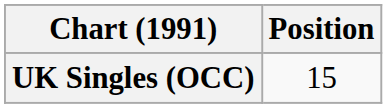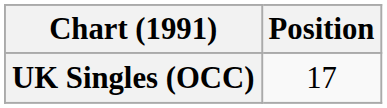(321, 77) 15 -> (321, 77) 17
